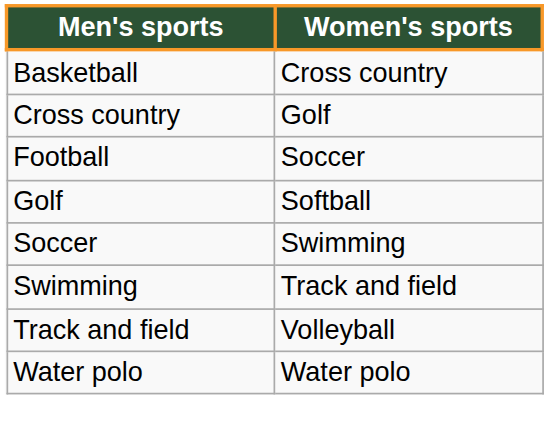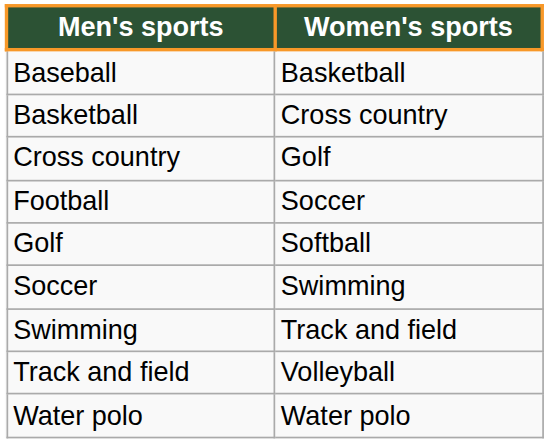+ row: (65, 72)
